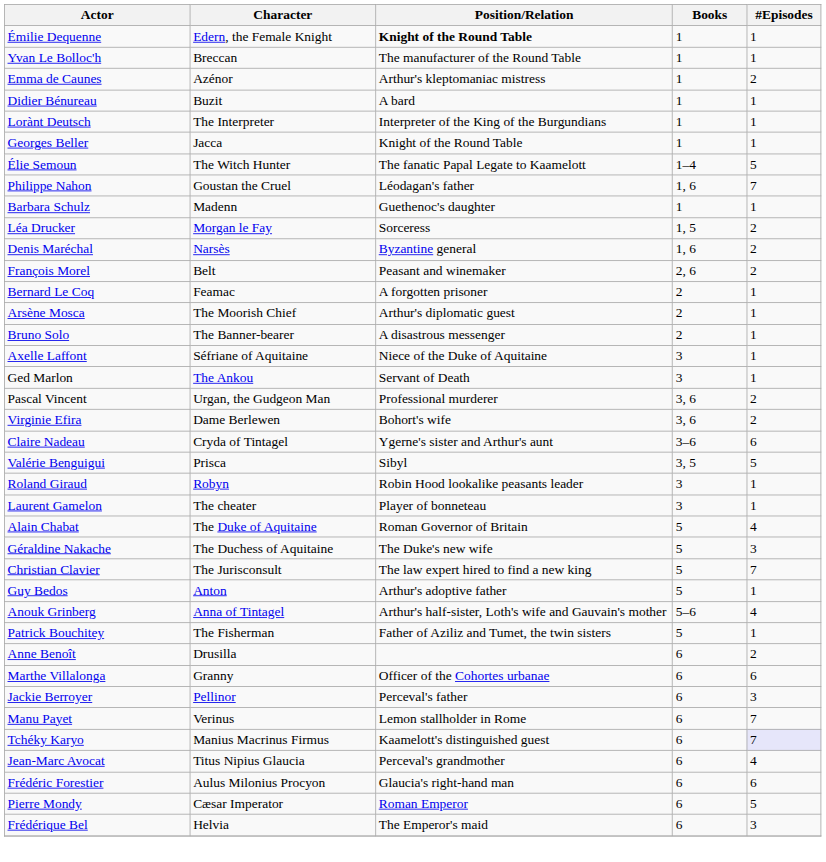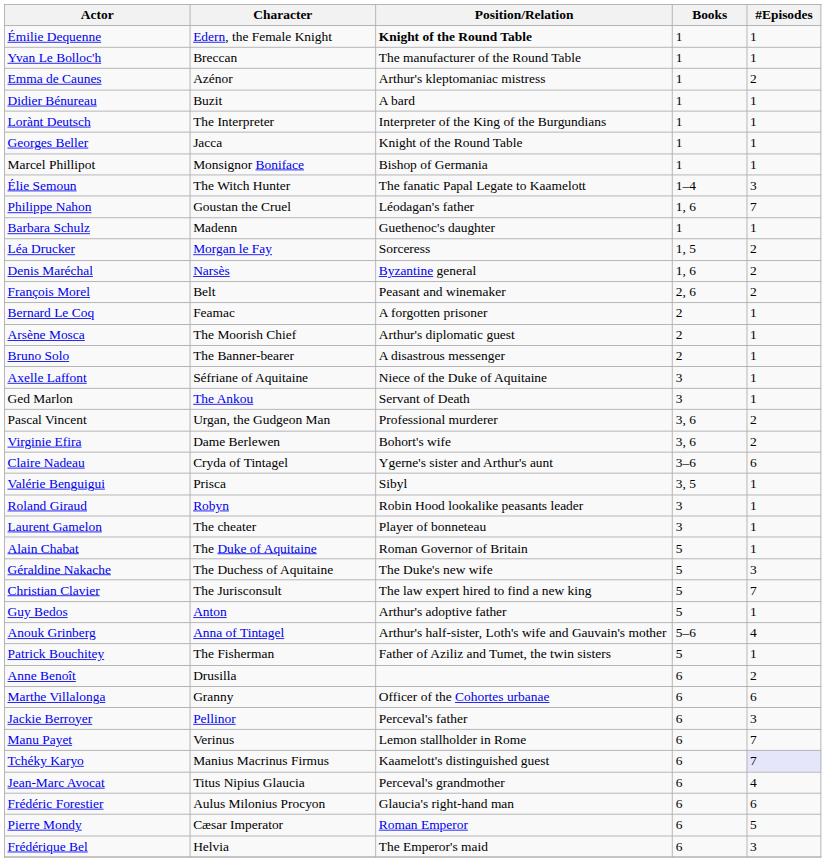+ row: (51, 164)
(753, 164) 5 -> (753, 185) 3
(753, 462) 5 -> (753, 484) 1
(753, 526) 4 -> (753, 548) 1
